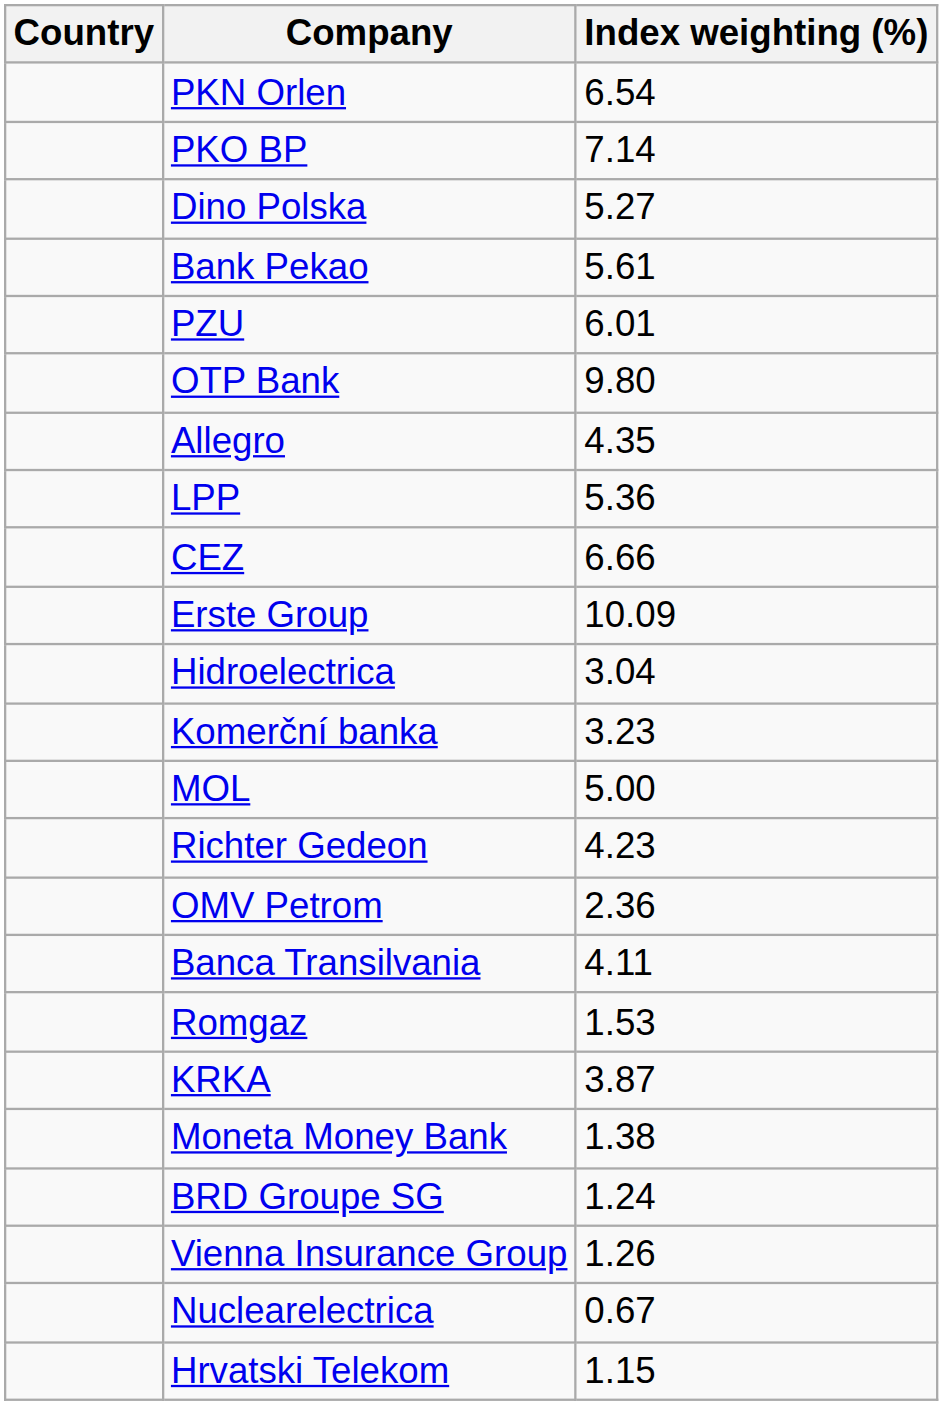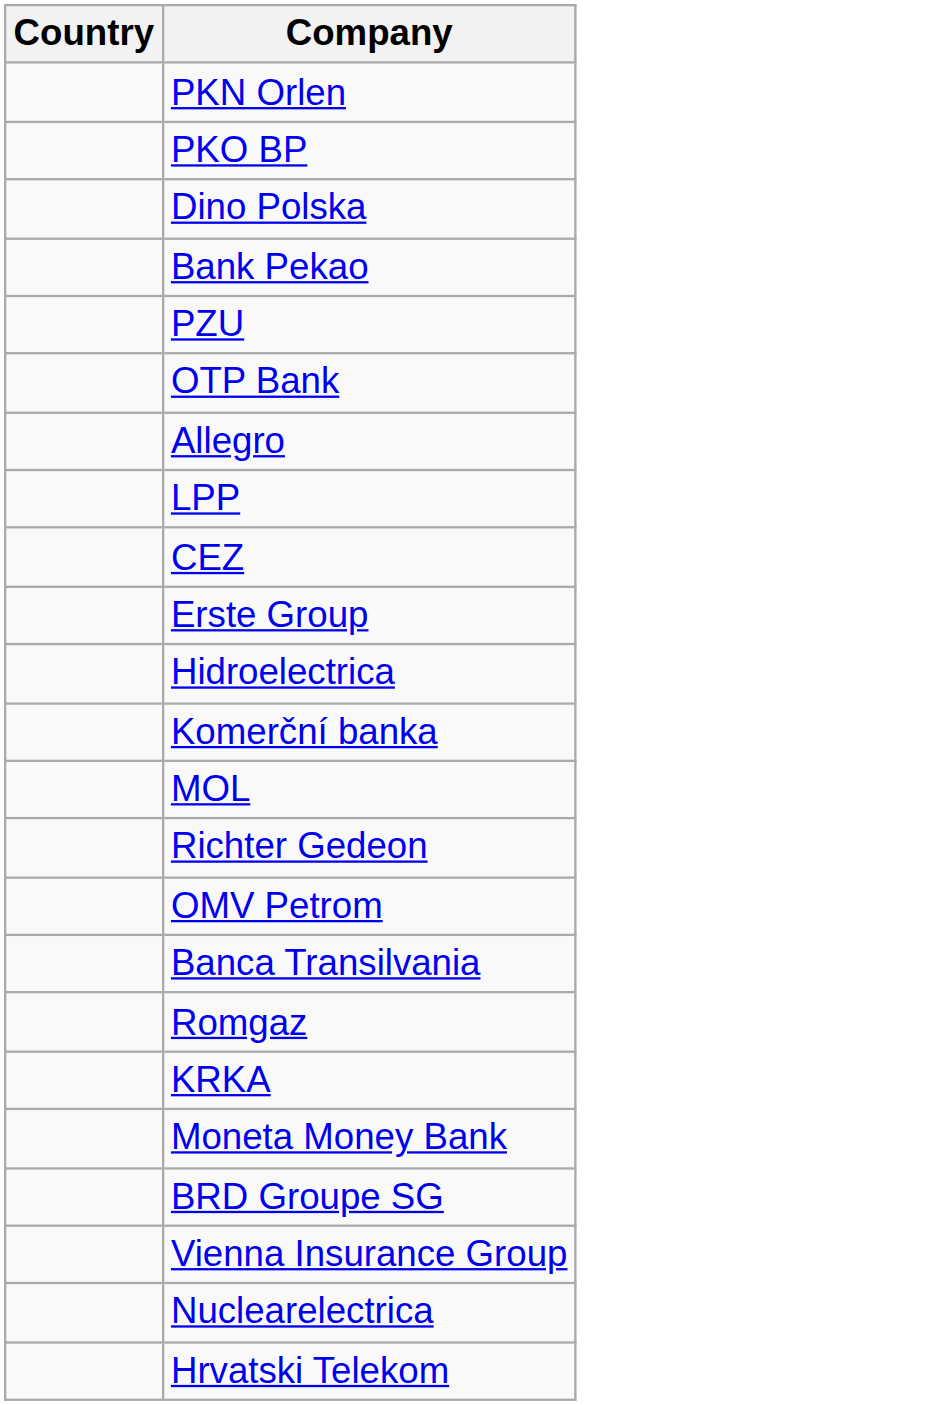- column: (756, 33)
